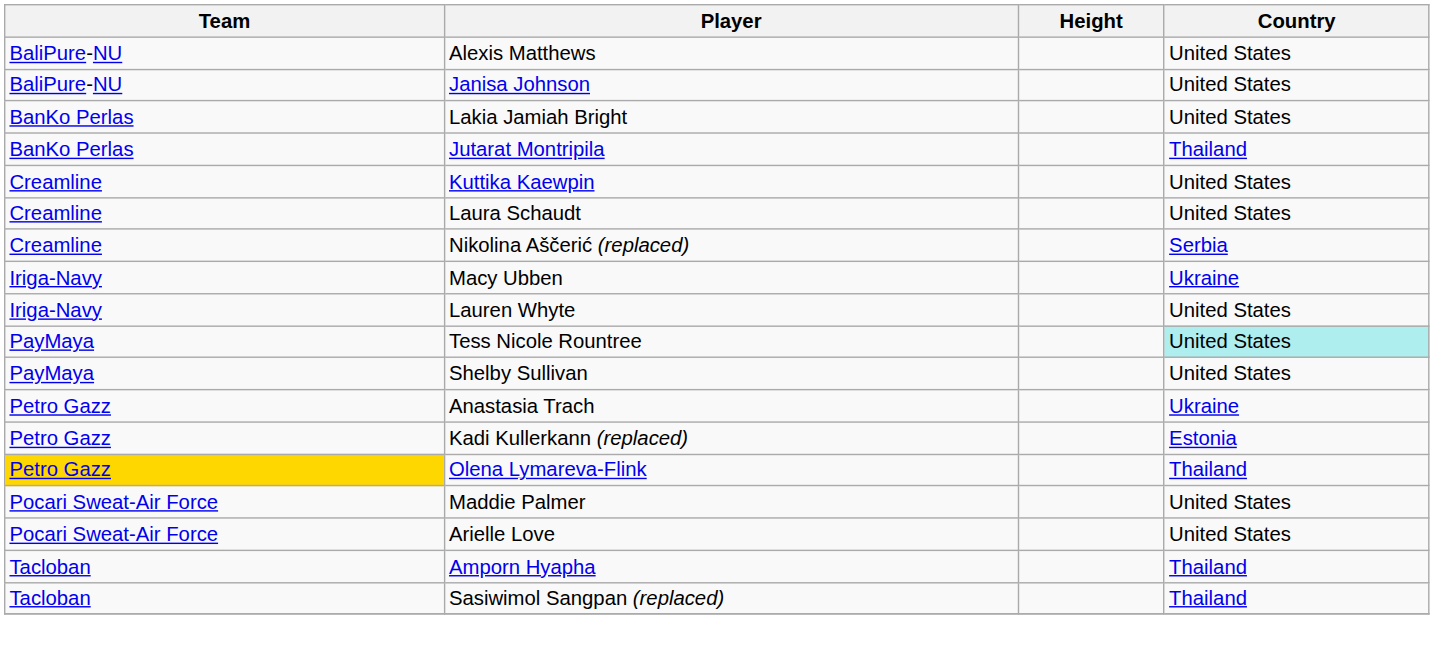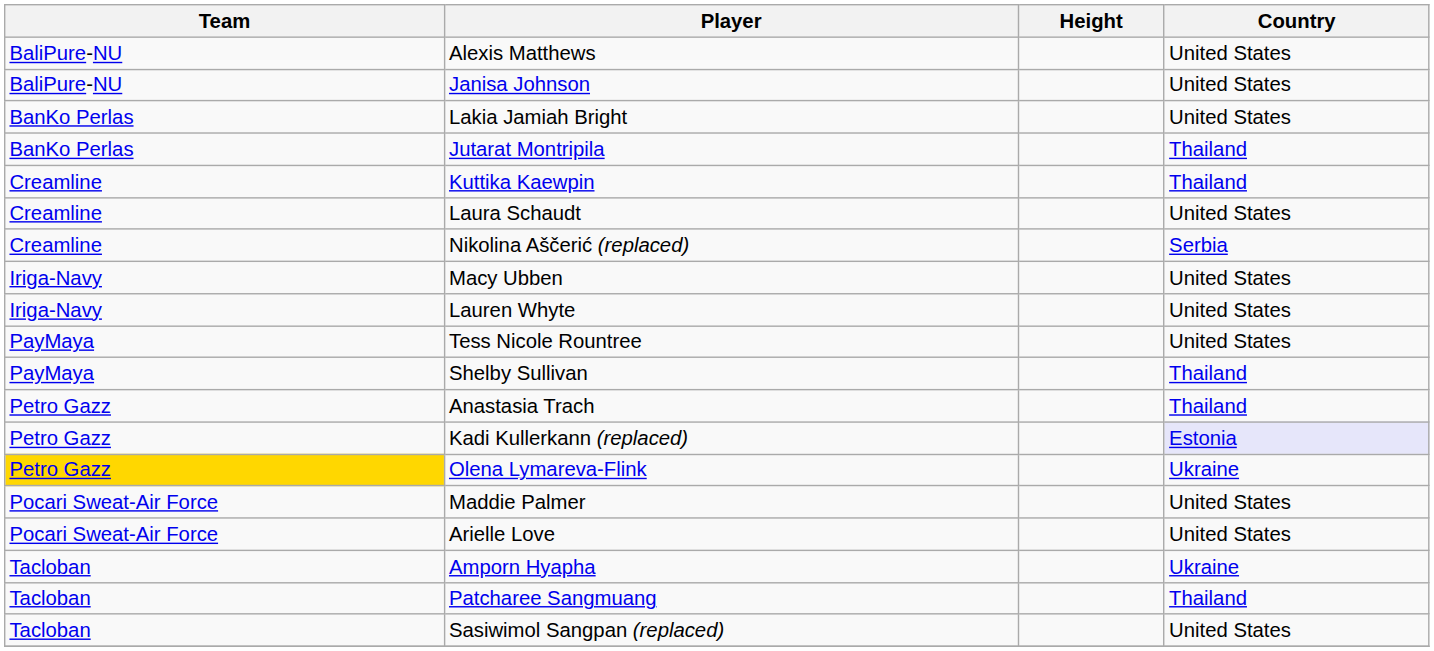(1230, 182) United States -> (1208, 182) Thailand
(1204, 278) Ukraine -> (1230, 278) United States
(1230, 342) paleturquoise background -> (1230, 342) no background
(1230, 374) United States -> (1208, 374) Thailand
(1204, 406) Ukraine -> (1208, 406) Thailand
(1203, 438) no background -> (1203, 438) lavender background
(1208, 470) Thailand -> (1204, 470) Ukraine
(1208, 566) Thailand -> (1204, 566) Ukraine
+ row: (553, 599)
(1208, 599) Thailand -> (1230, 631) United States
